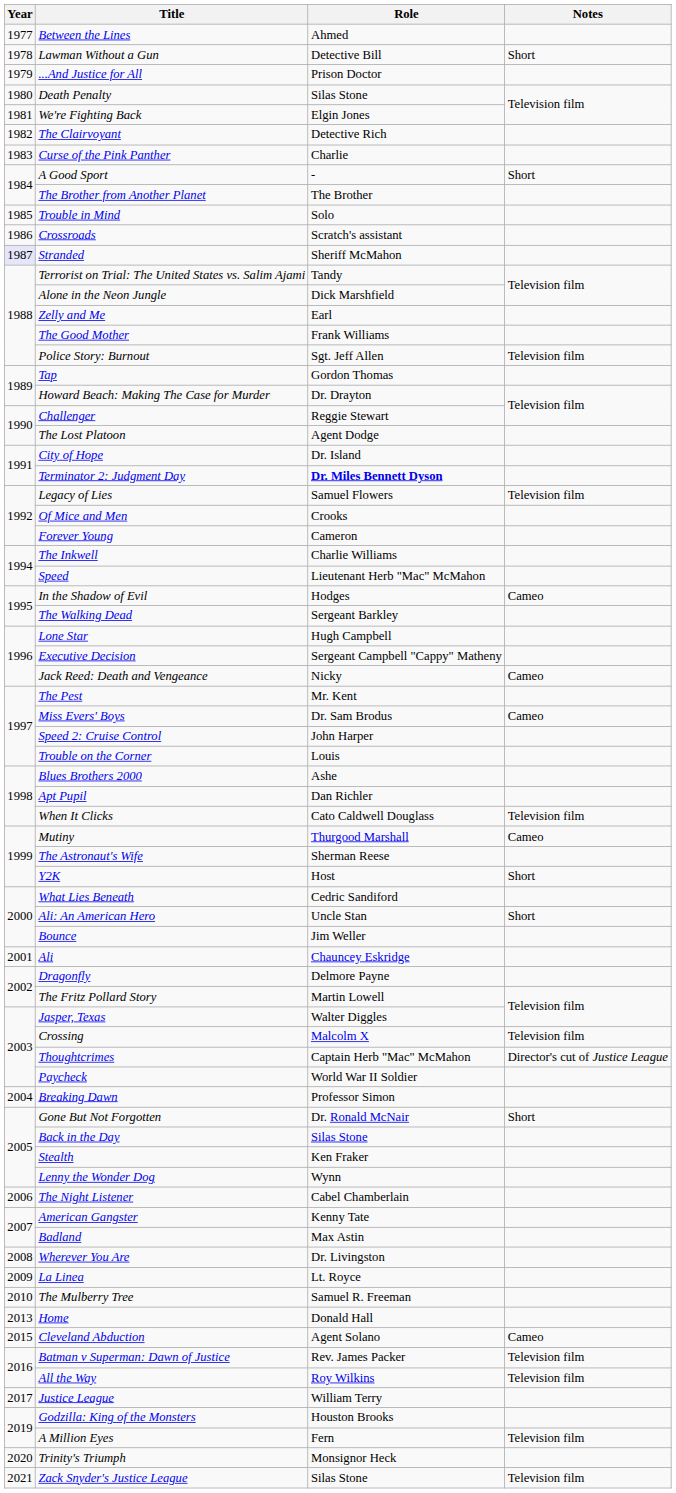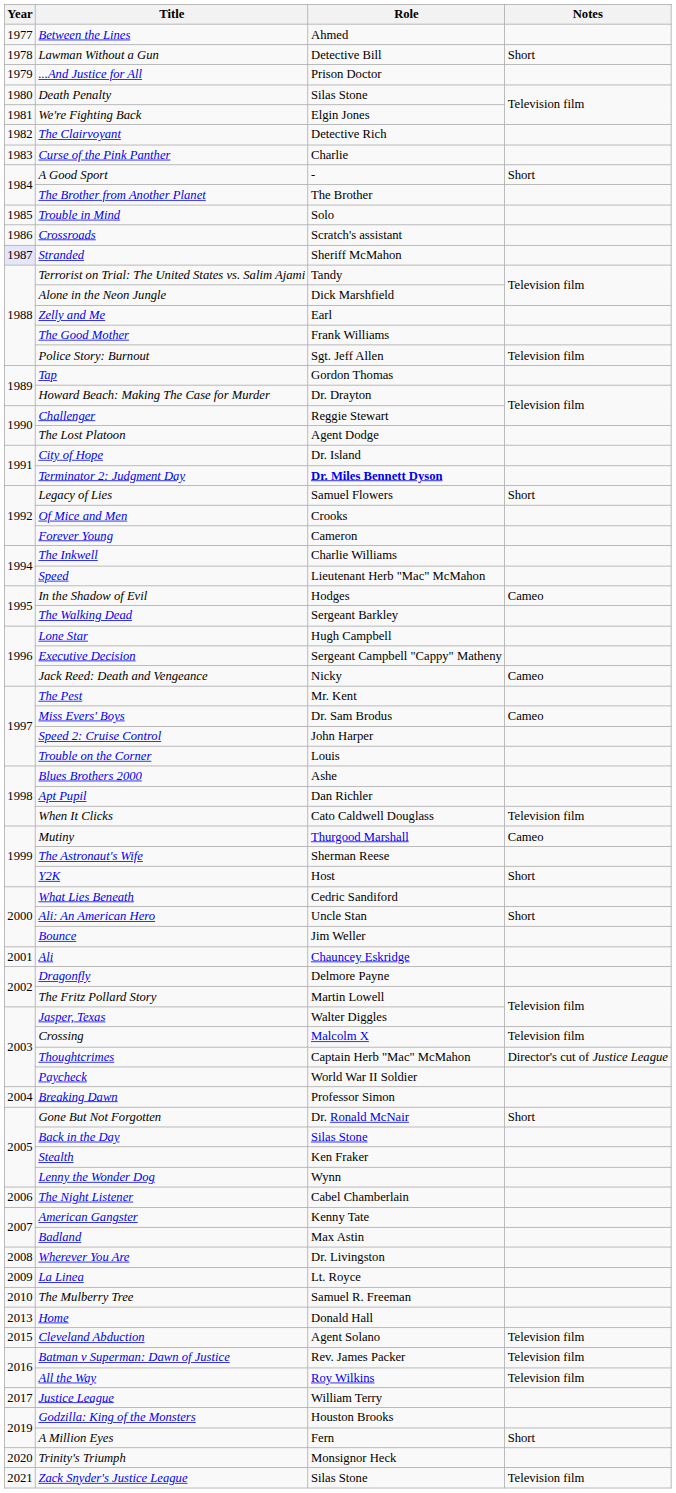(546, 495) Television film -> (521, 495) Short
(526, 1337) Cameo -> (546, 1337) Television film
(546, 1437) Television film -> (521, 1437) Short
